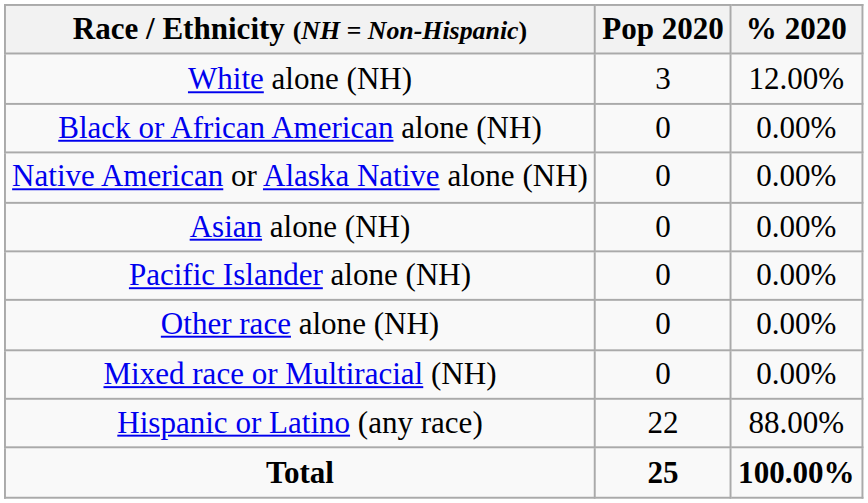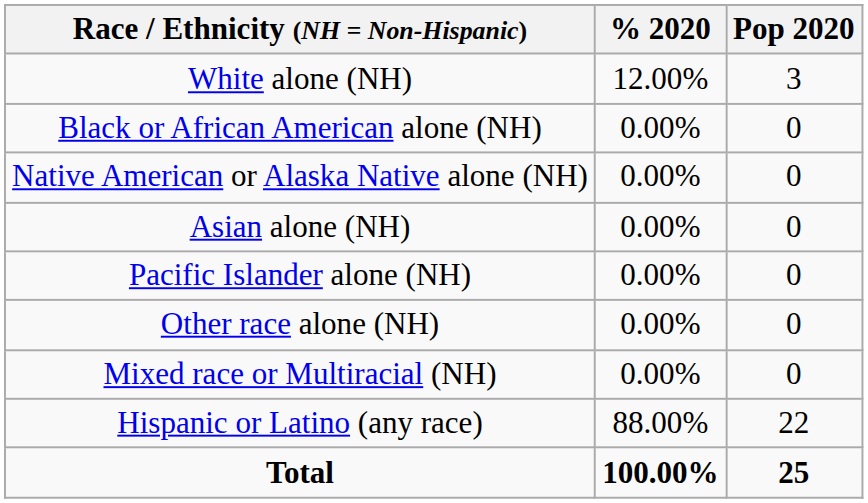columns swapped: (663, 29) <-> (796, 29)
